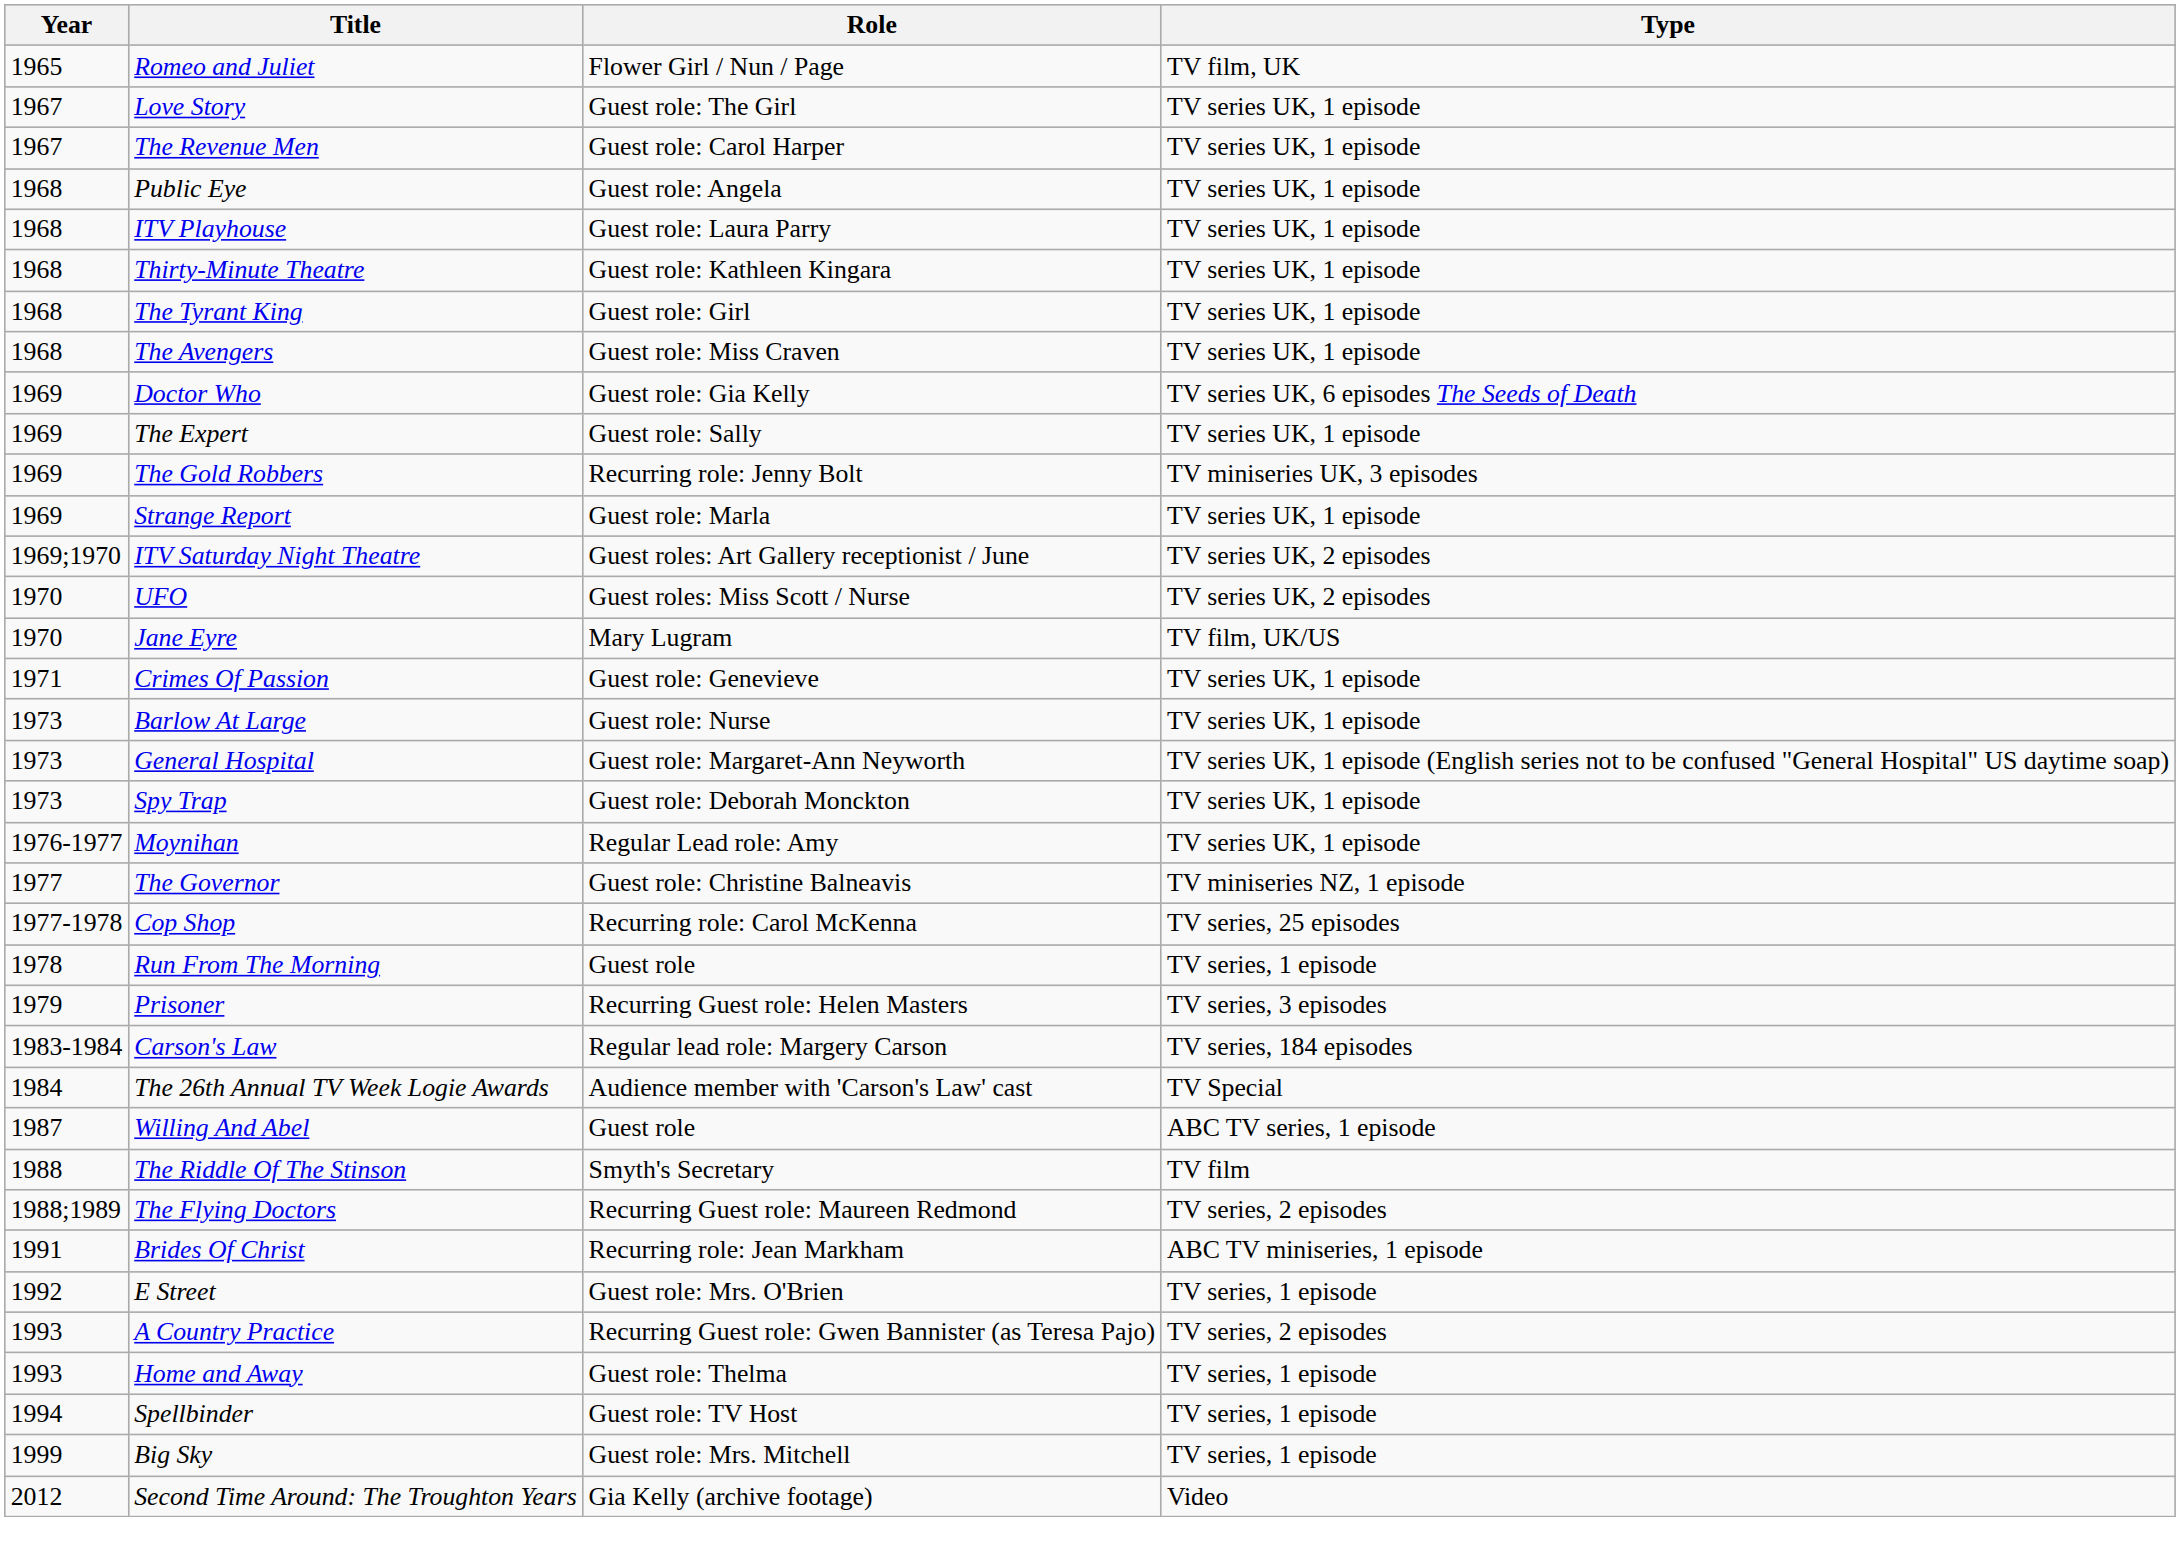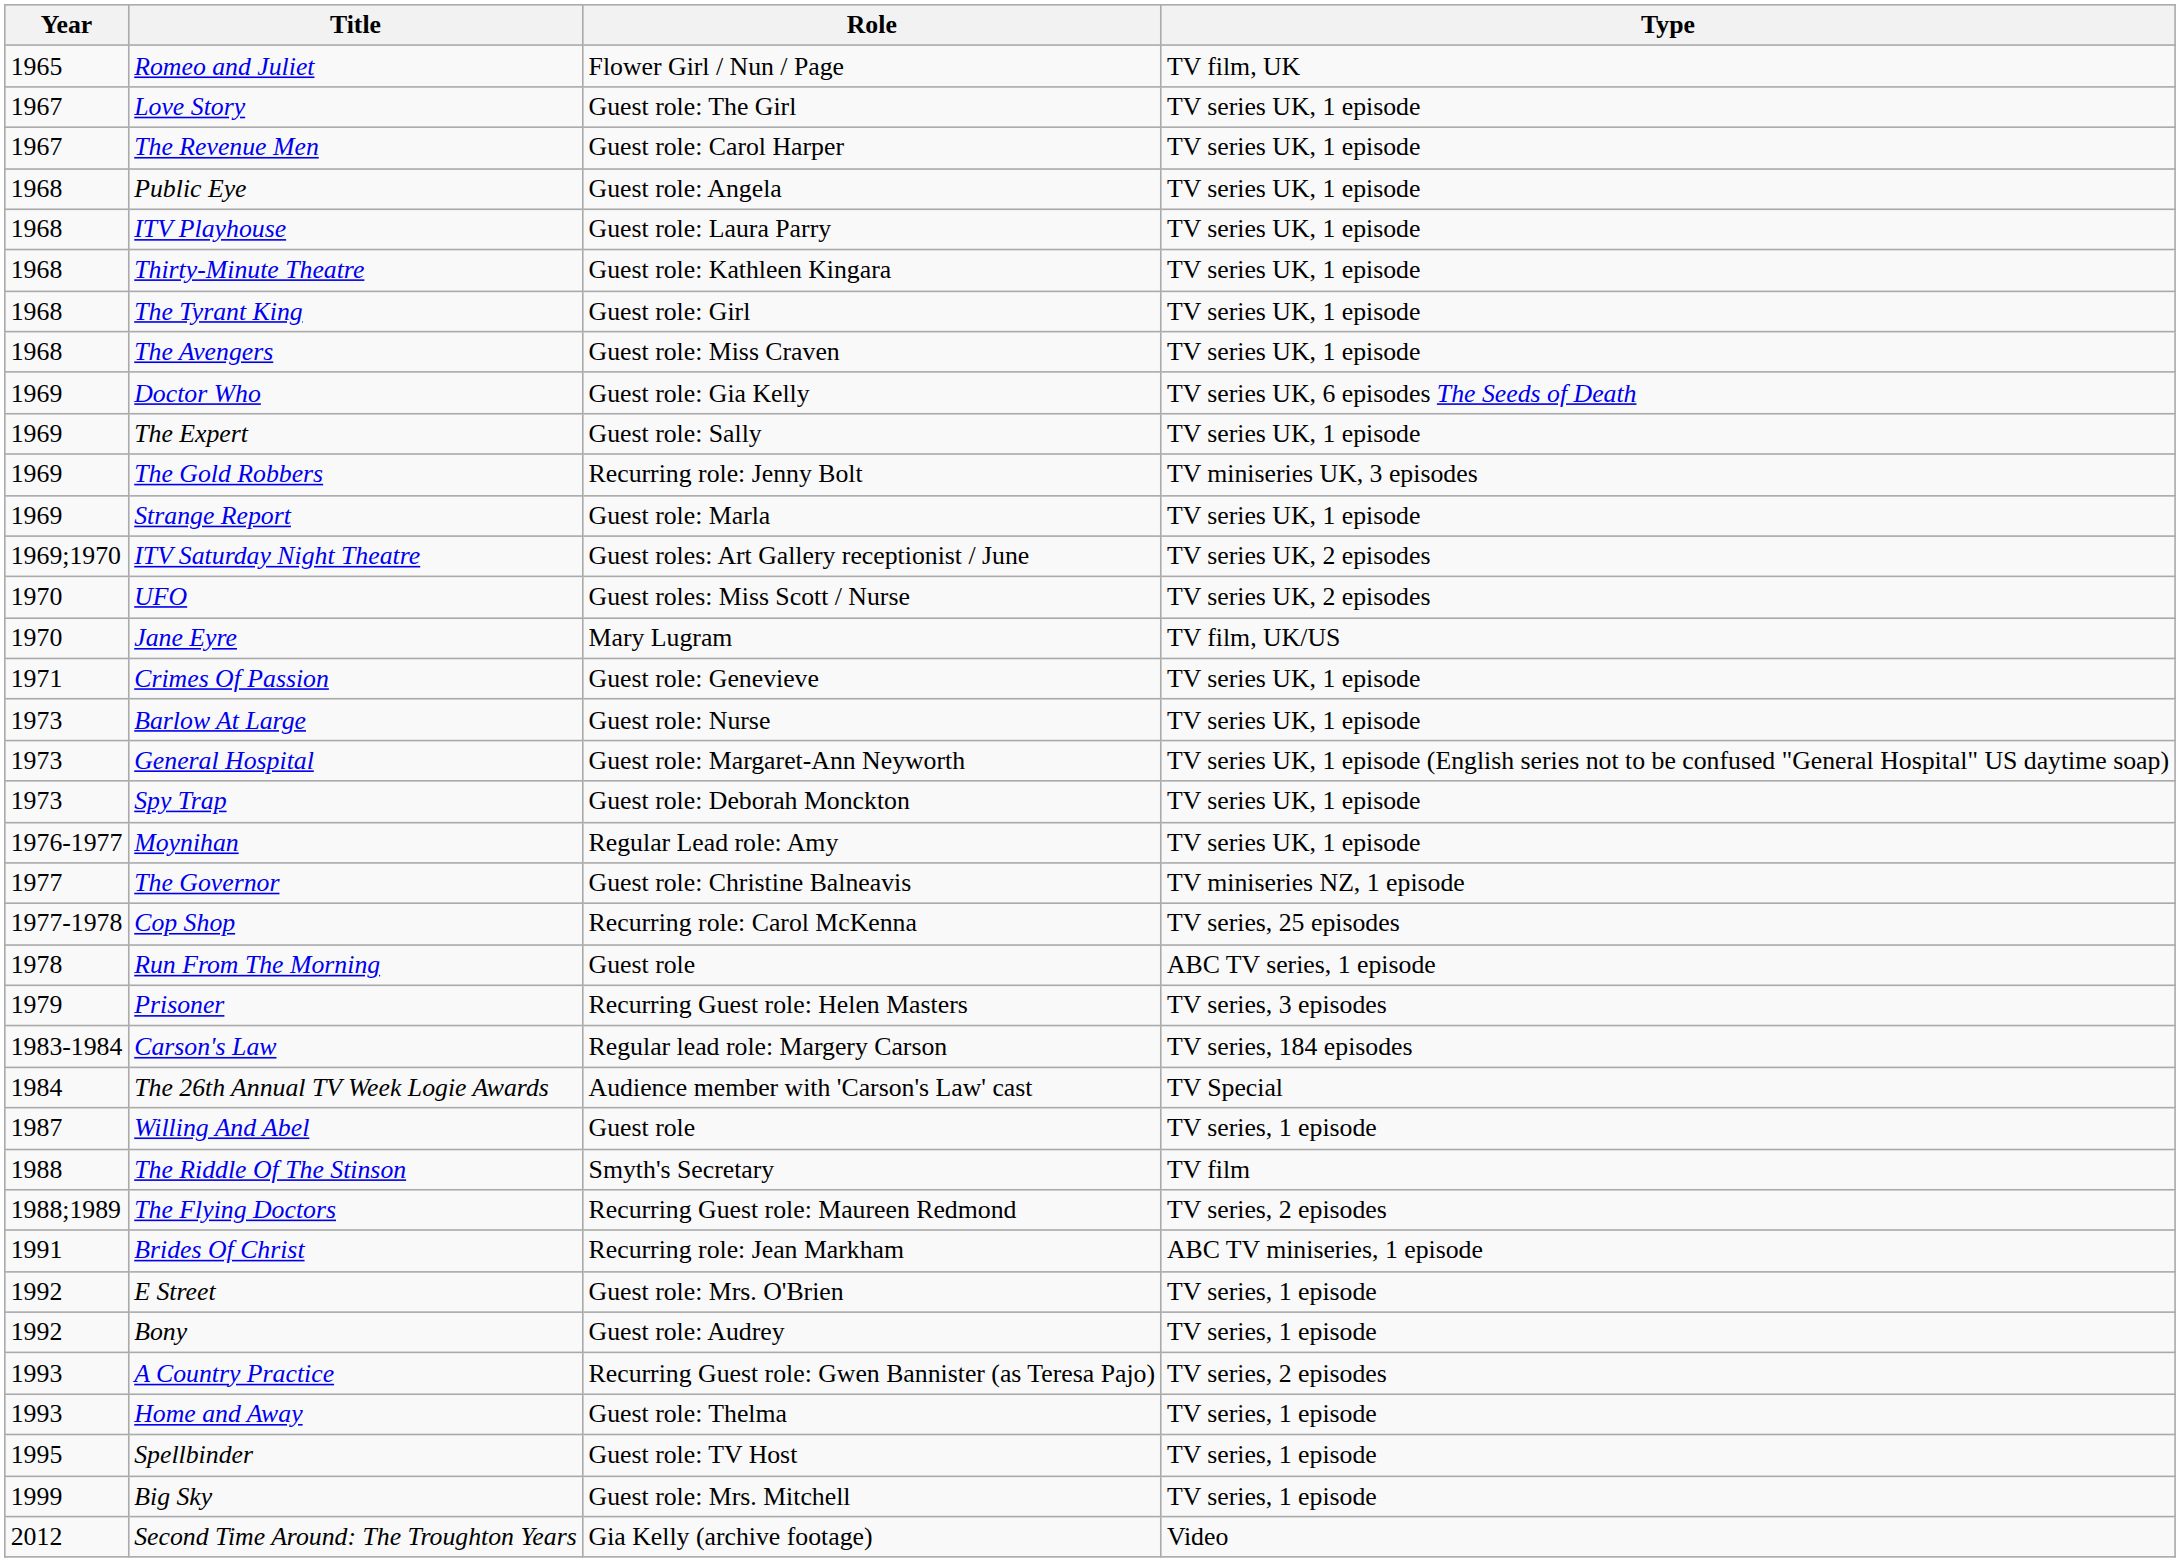(1272, 964) TV series, 1 episode -> (1301, 964) ABC TV series, 1 episode
(1301, 1127) ABC TV series, 1 episode -> (1272, 1127) TV series, 1 episode
+ row: (161, 1332)
(37, 1413) 1994 -> (37, 1454) 1995
